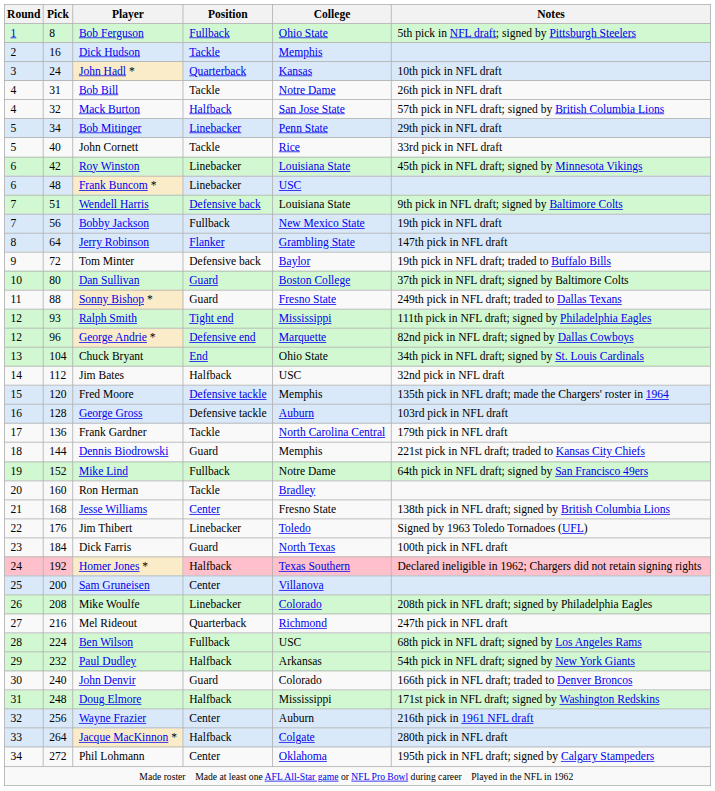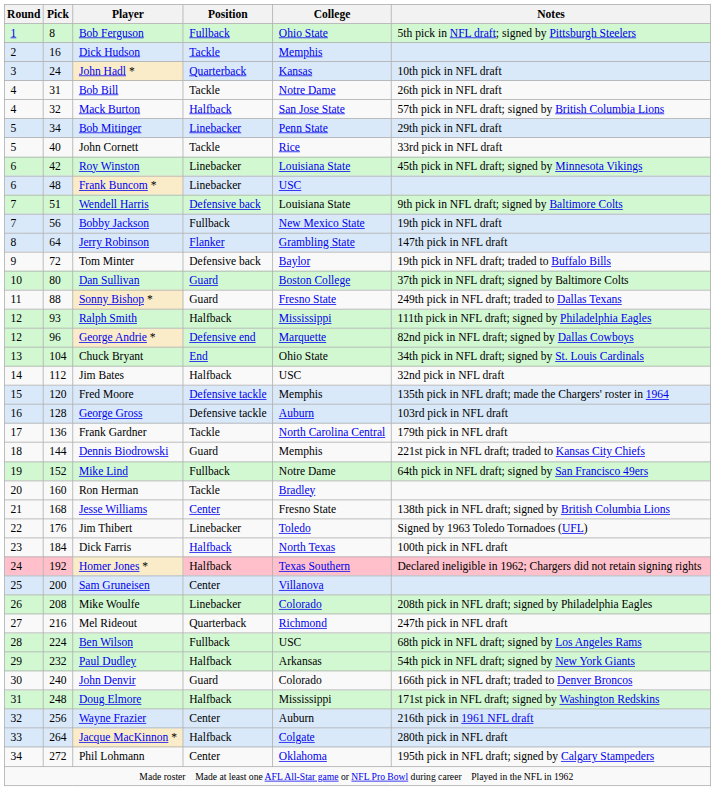(211, 318) Tight end -> (210, 318) Halfback
(204, 547) Guard -> (210, 547) Halfback
